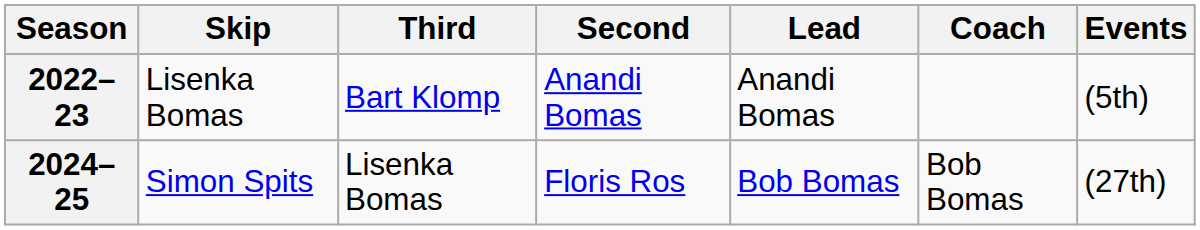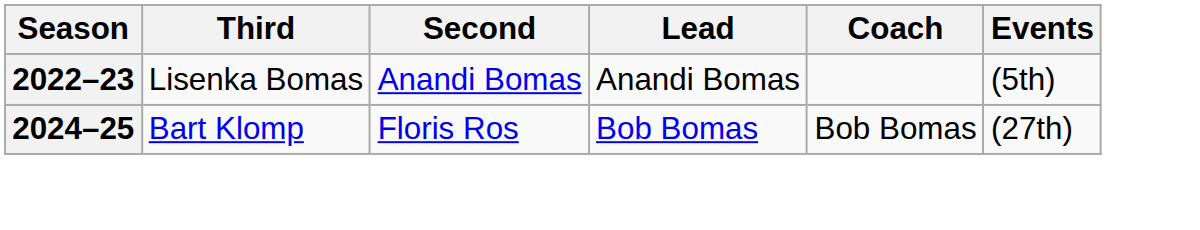- column: (238, 29)
(423, 96) Bart Klomp -> (256, 79) Lisenka Bomas
(399, 181) Lisenka Bomas -> (226, 128) Bart Klomp
